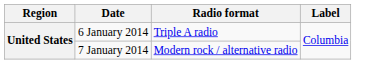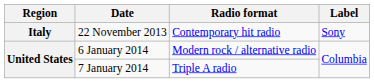+ row: (122, 31)
(186, 31) Triple A radio -> (244, 50) Modern rock / alternative radio
(226, 50) Modern rock / alternative radio -> (204, 68) Triple A radio
